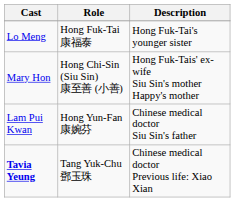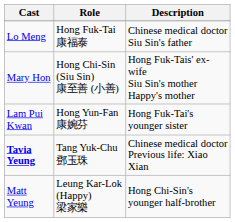(165, 36) Hong Fuk-Tai's younger sister -> (178, 36) Chinese medical doctor Siu Sin's father
(167, 124) Chinese medical doctor Siu Sin's father -> (161, 119) Hong Fuk-Tai's younger sister
+ row: (20, 196)
